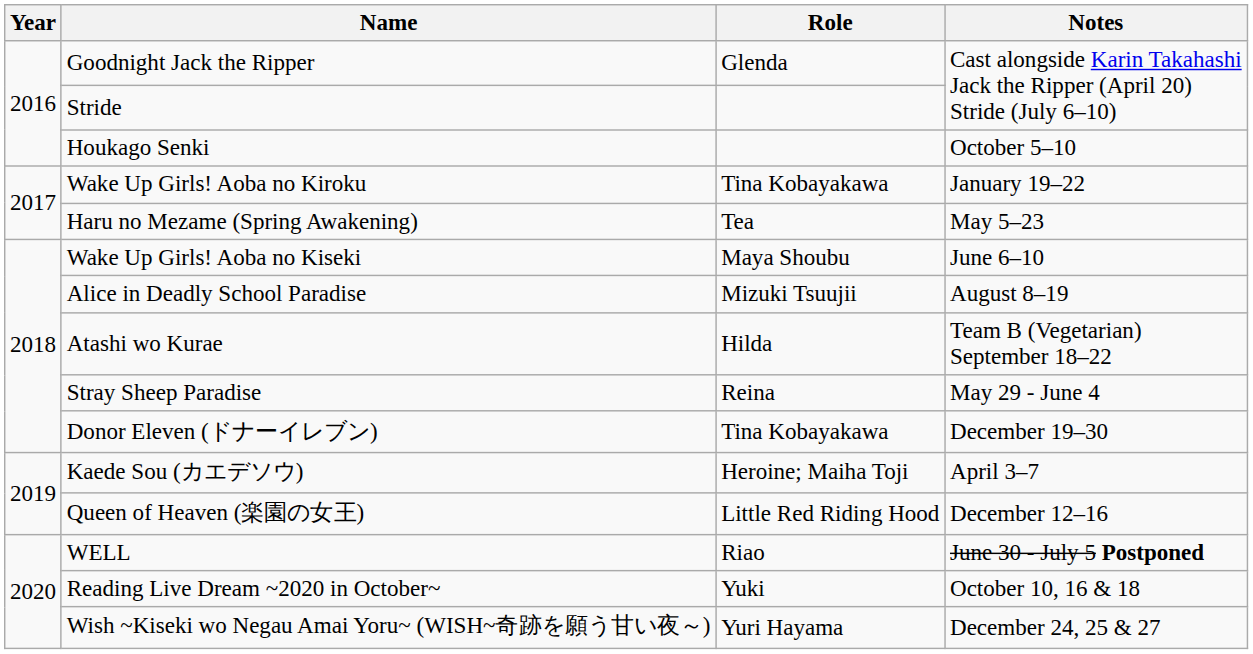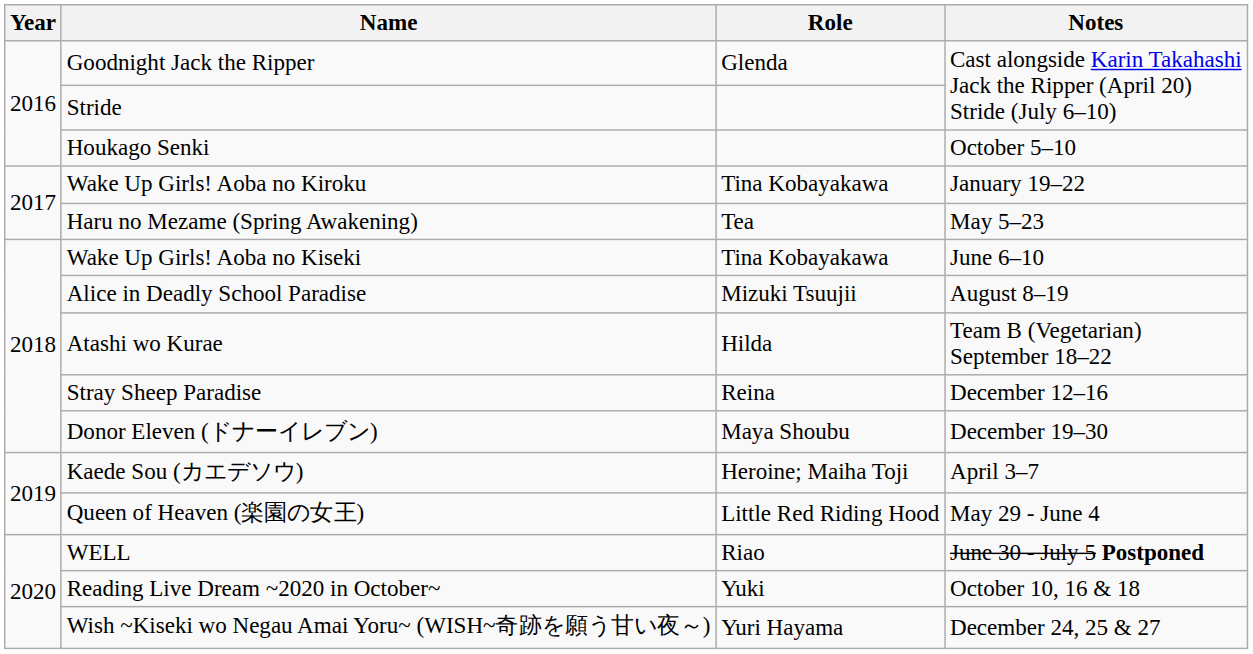(785, 257) Maya Shoubu -> (805, 257) Tina Kobayakawa
(1025, 392) May 29 - June 4 -> (1029, 392) December 12–16
(805, 431) Tina Kobayakawa -> (785, 431) Maya Shoubu
(1029, 513) December 12–16 -> (1025, 513) May 29 - June 4
